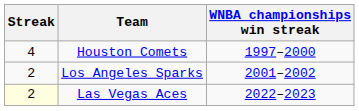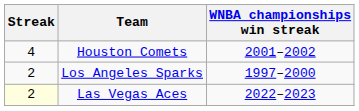(280, 52) 1997–2000 -> (280, 52) 2001–2002
(280, 73) 2001–2002 -> (280, 73) 1997–2000
